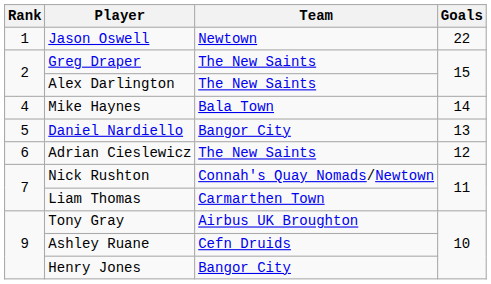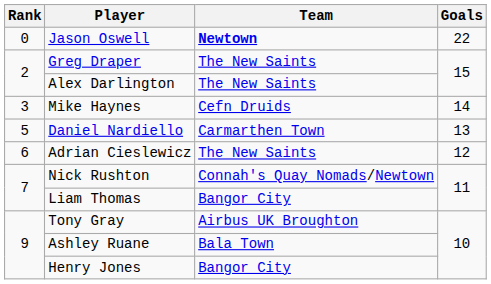(25, 39) 1 -> (25, 39) 0
(228, 39) normal -> (228, 39) bold
(25, 108) 4 -> (25, 108) 3
(236, 108) Bala Town -> (245, 108) Cefn Druids
(245, 130) Bangor City -> (261, 130) Carmarthen Town
(261, 199) Carmarthen Town -> (245, 199) Bangor City
(245, 245) Cefn Druids -> (236, 245) Bala Town
